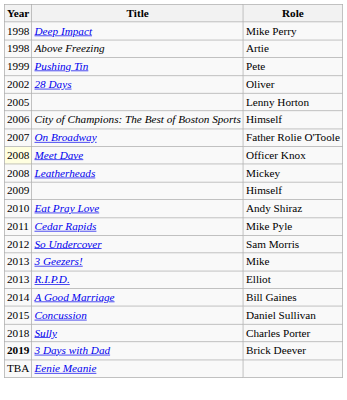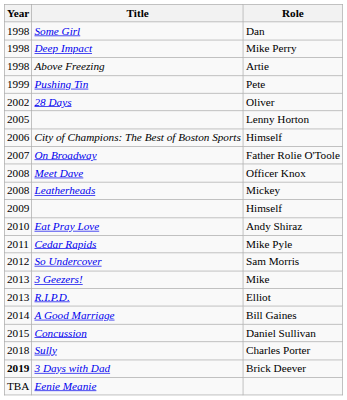+ row: (57, 31)
(18, 155) lightyellow background -> (18, 173) no background
